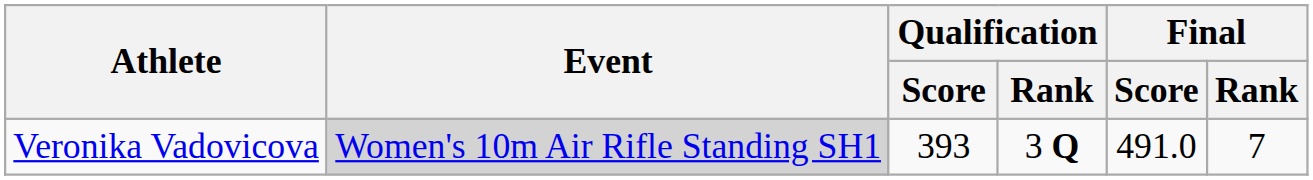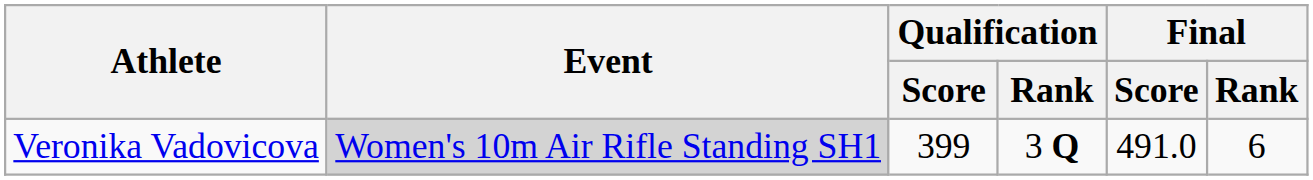(944, 145) 393 -> (944, 145) 399
(1257, 145) 7 -> (1257, 145) 6
